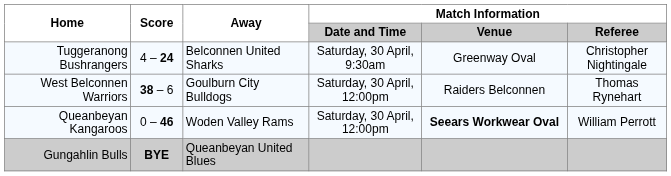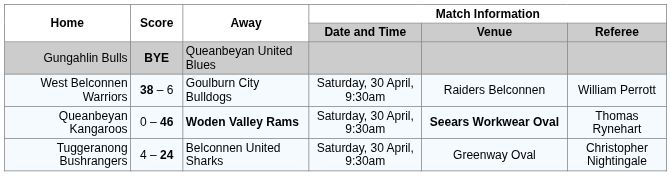rows swapped: (92, 58) <-> (86, 154)
(365, 90) Saturday, 30 April, 12:00pm -> (365, 90) Saturday, 30 April, 9:30am
(617, 90) Thomas Rynehart -> (617, 90) William Perrott
(240, 122) normal -> (242, 122) bold
(365, 122) Saturday, 30 April, 12:00pm -> (365, 122) Saturday, 30 April, 9:30am
(617, 122) William Perrott -> (617, 122) Thomas Rynehart
